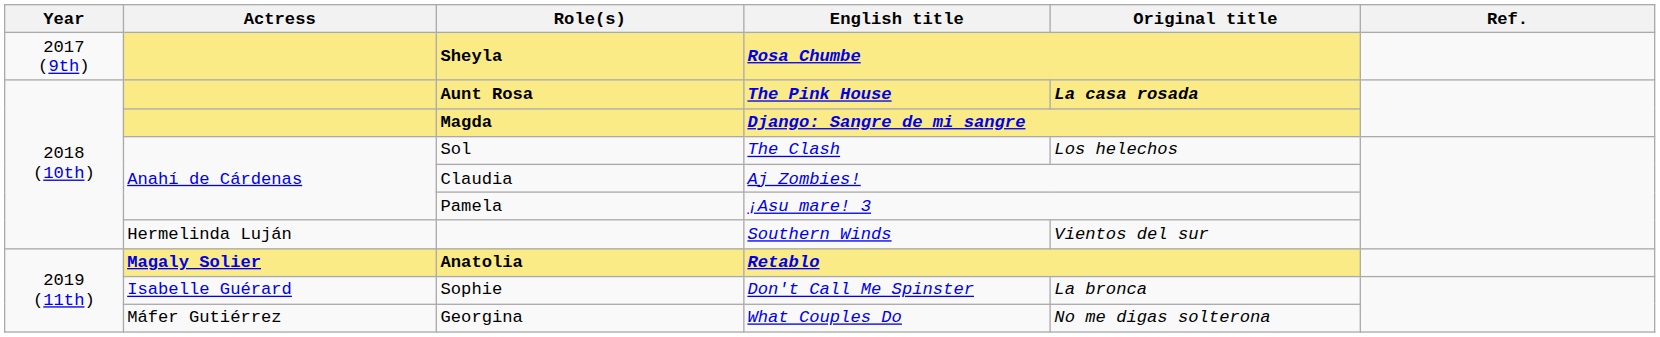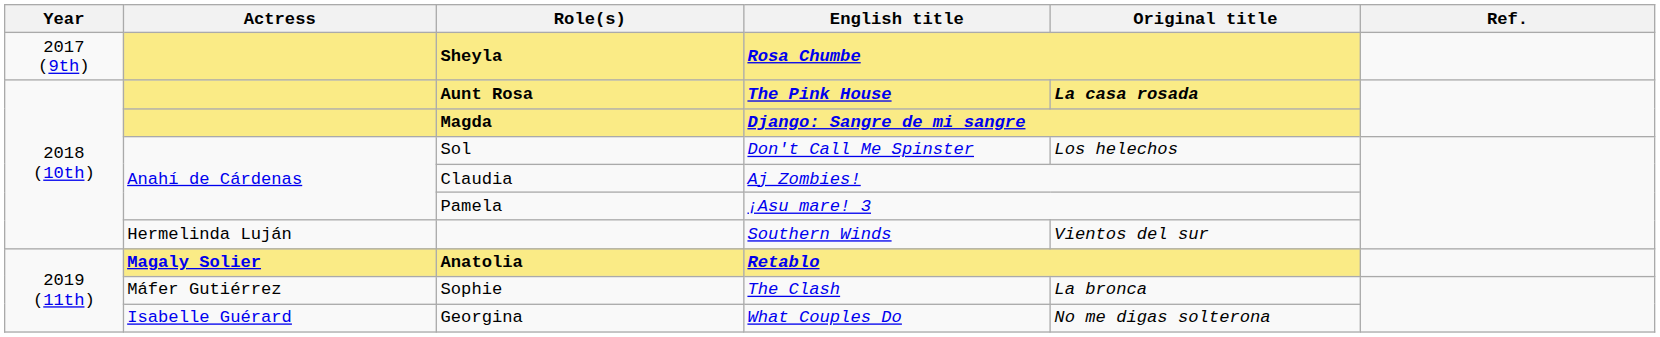(794, 150) The Clash -> (861, 150) Don't Call Me Spinster
(210, 290) Isabelle Guérard -> (204, 290) Máfer Gutiérrez
(861, 290) Don't Call Me Spinster -> (794, 290) The Clash
(204, 318) Máfer Gutiérrez -> (210, 318) Isabelle Guérard
